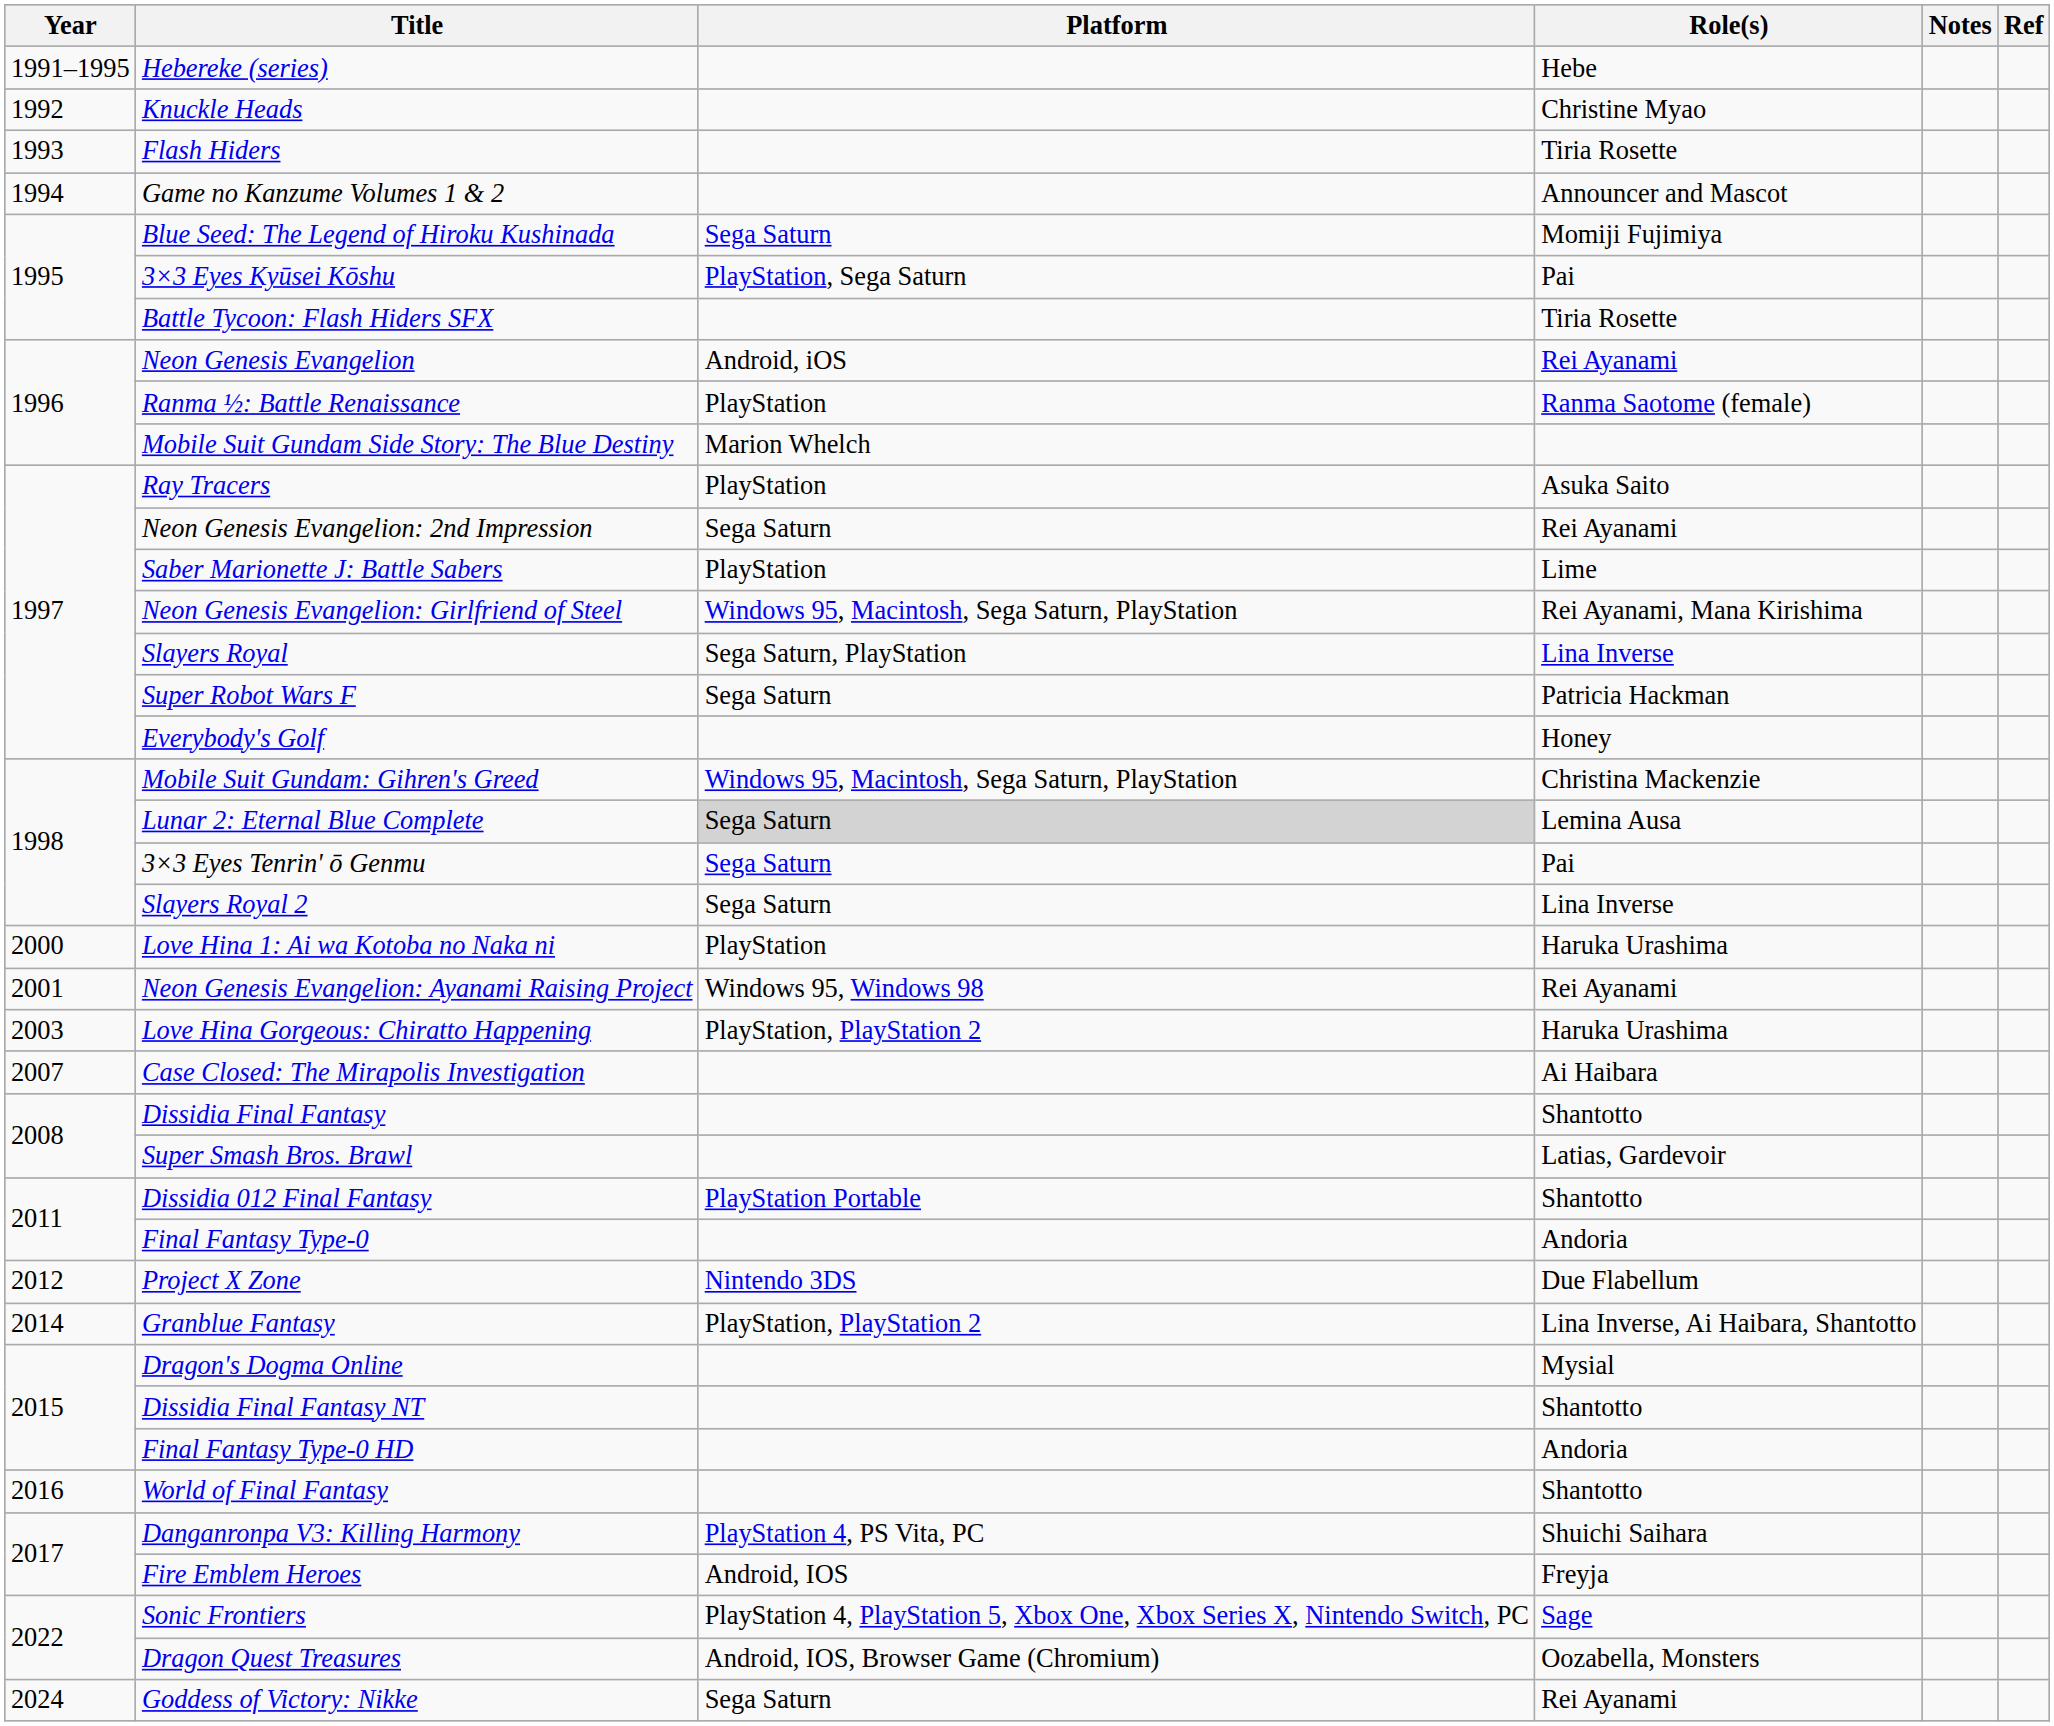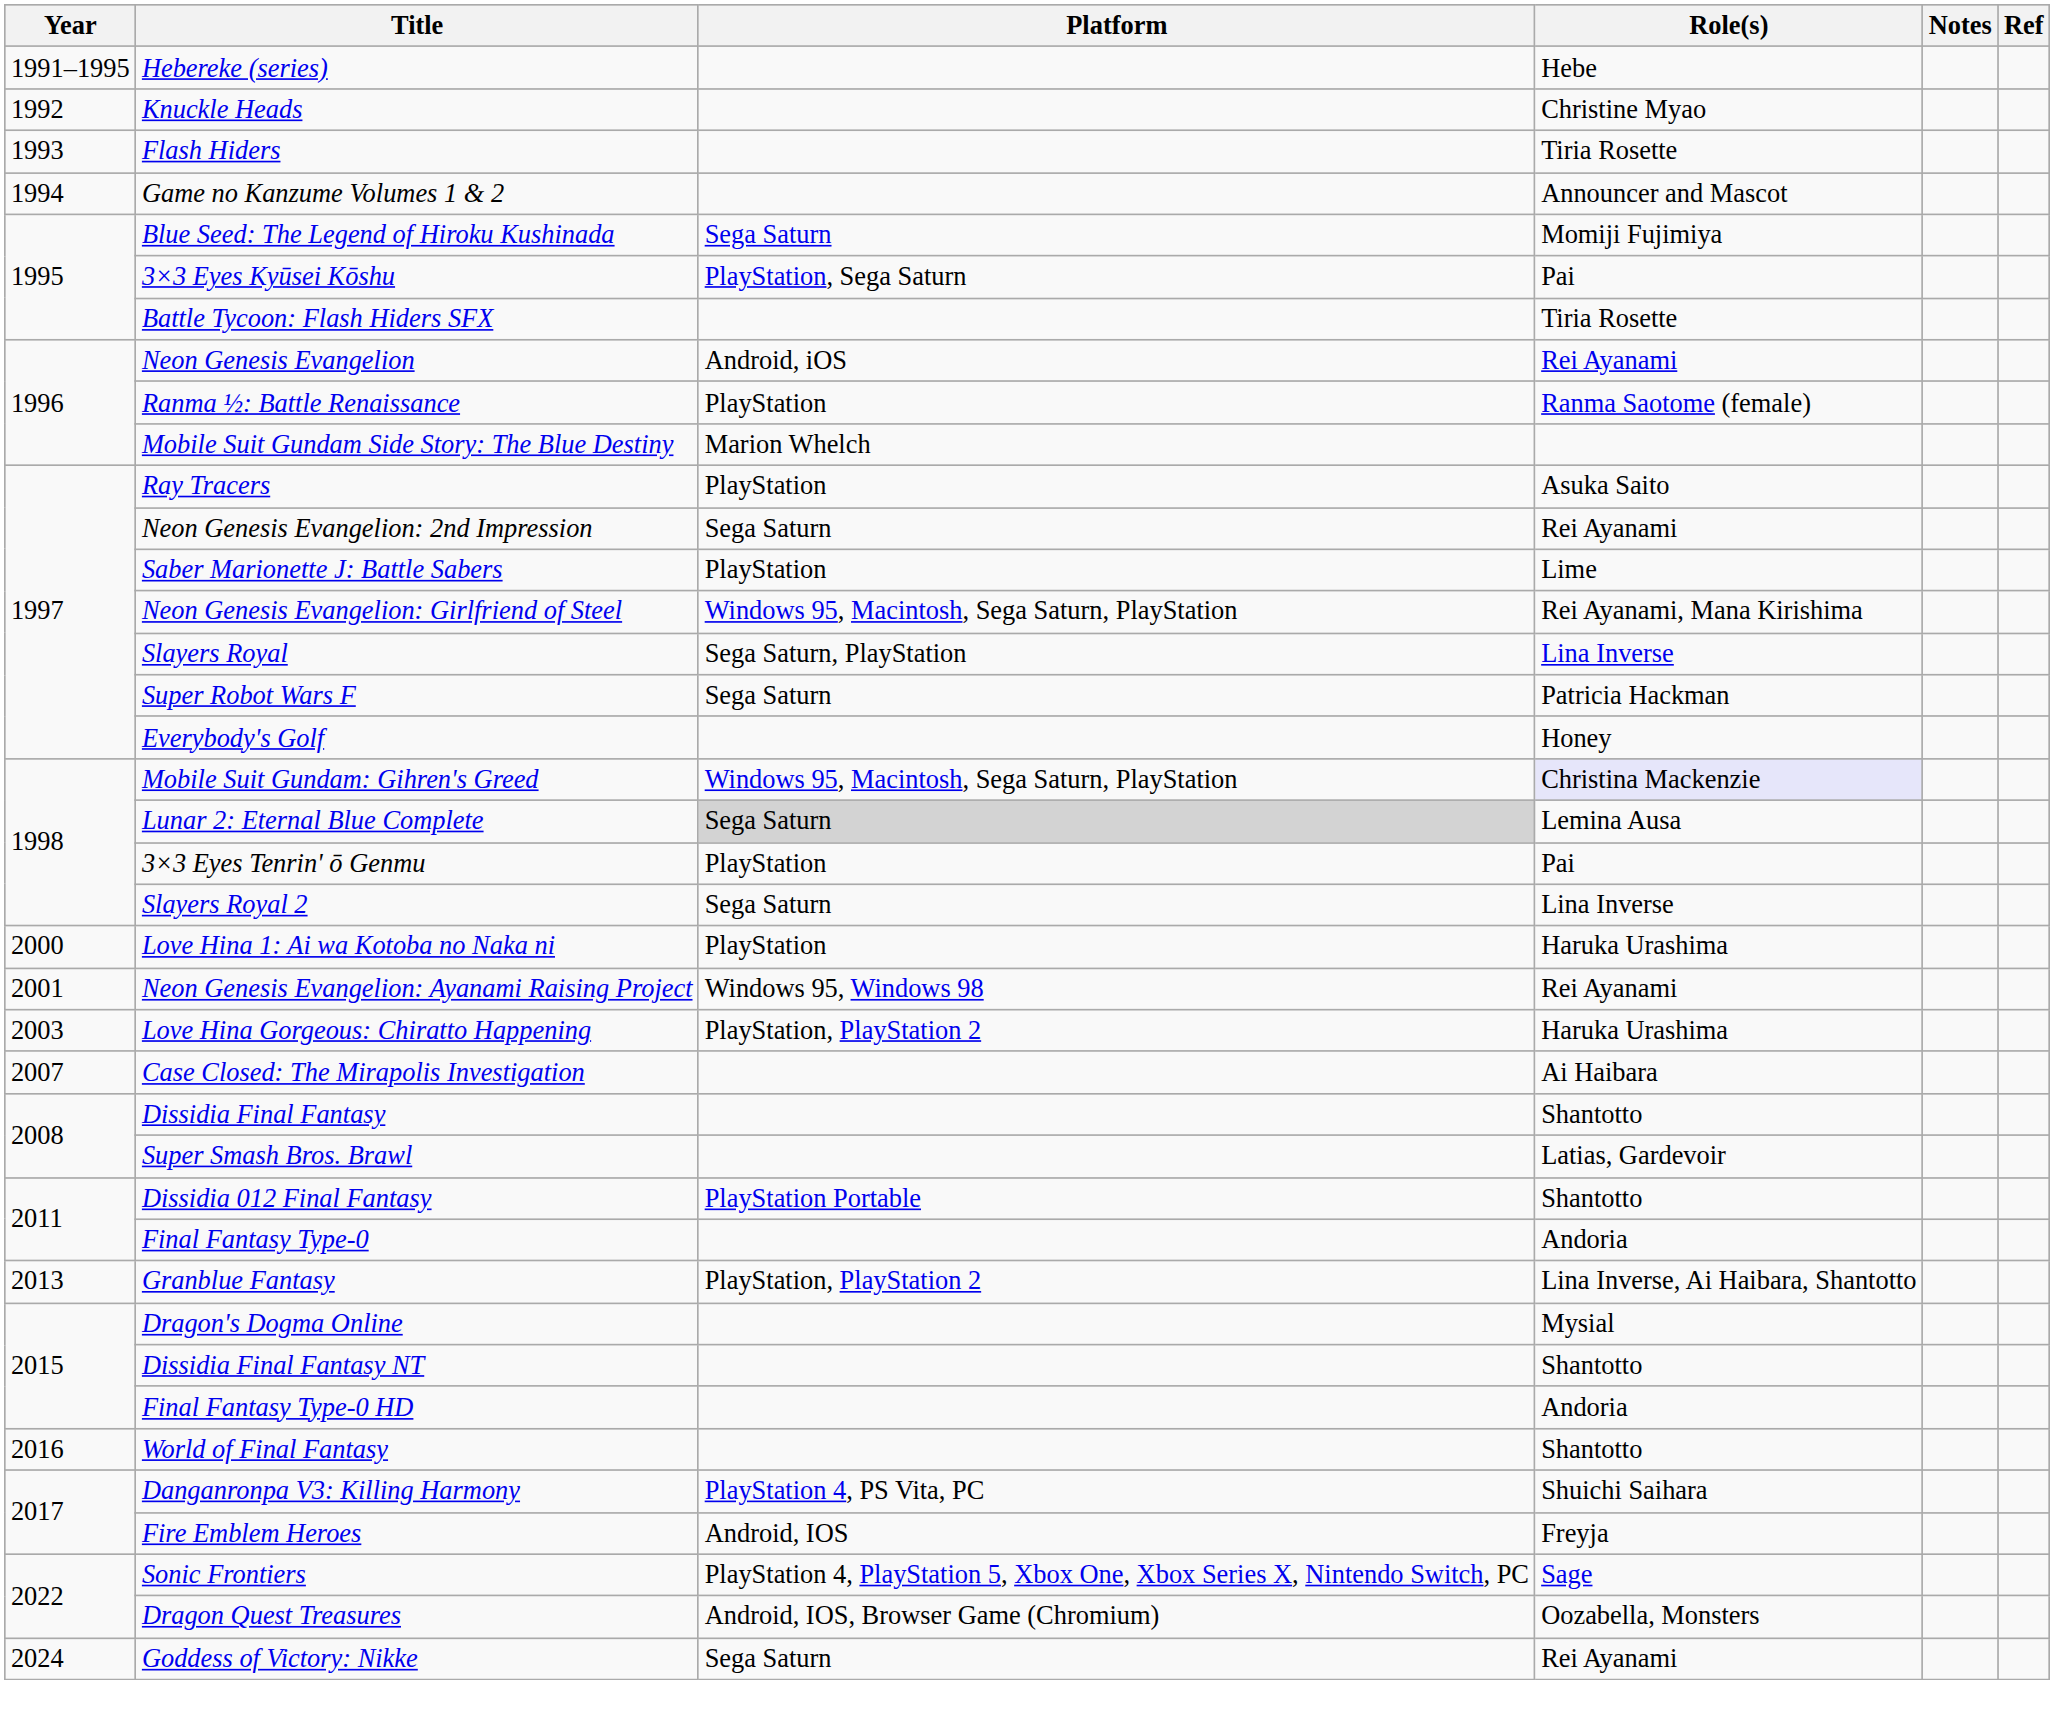(1651, 779) no background -> (1651, 779) lavender background
(768, 862) Sega Saturn -> (766, 862) PlayStation
- row: (221, 1281)
(37, 1323) 2014 -> (37, 1281) 2013
